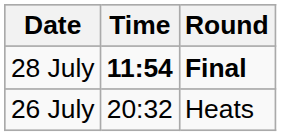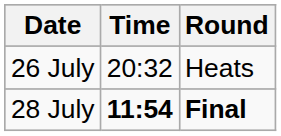rows swapped: (53, 109) <-> (53, 67)
